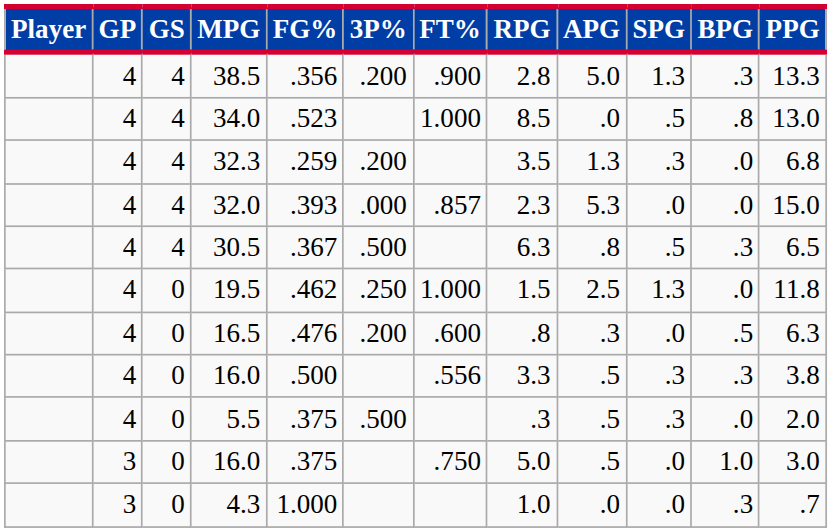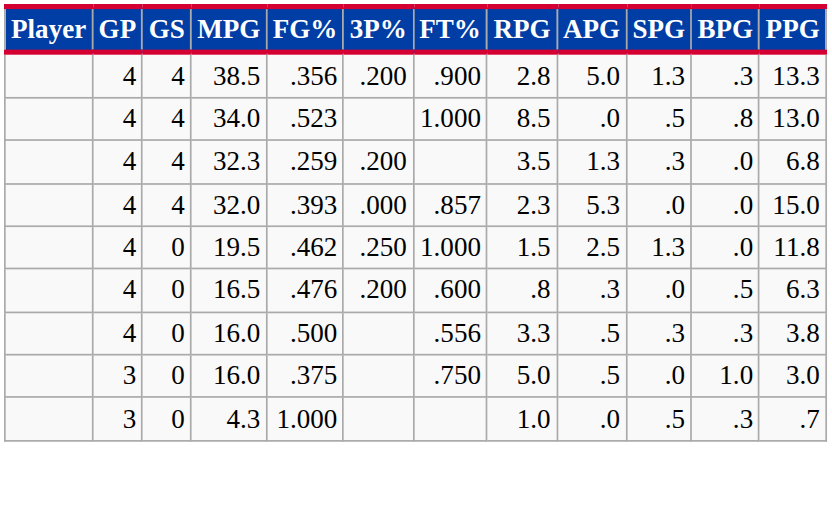- row: (129, 247)
- row: (129, 418)
(675, 504) .0 -> (675, 418) .5
